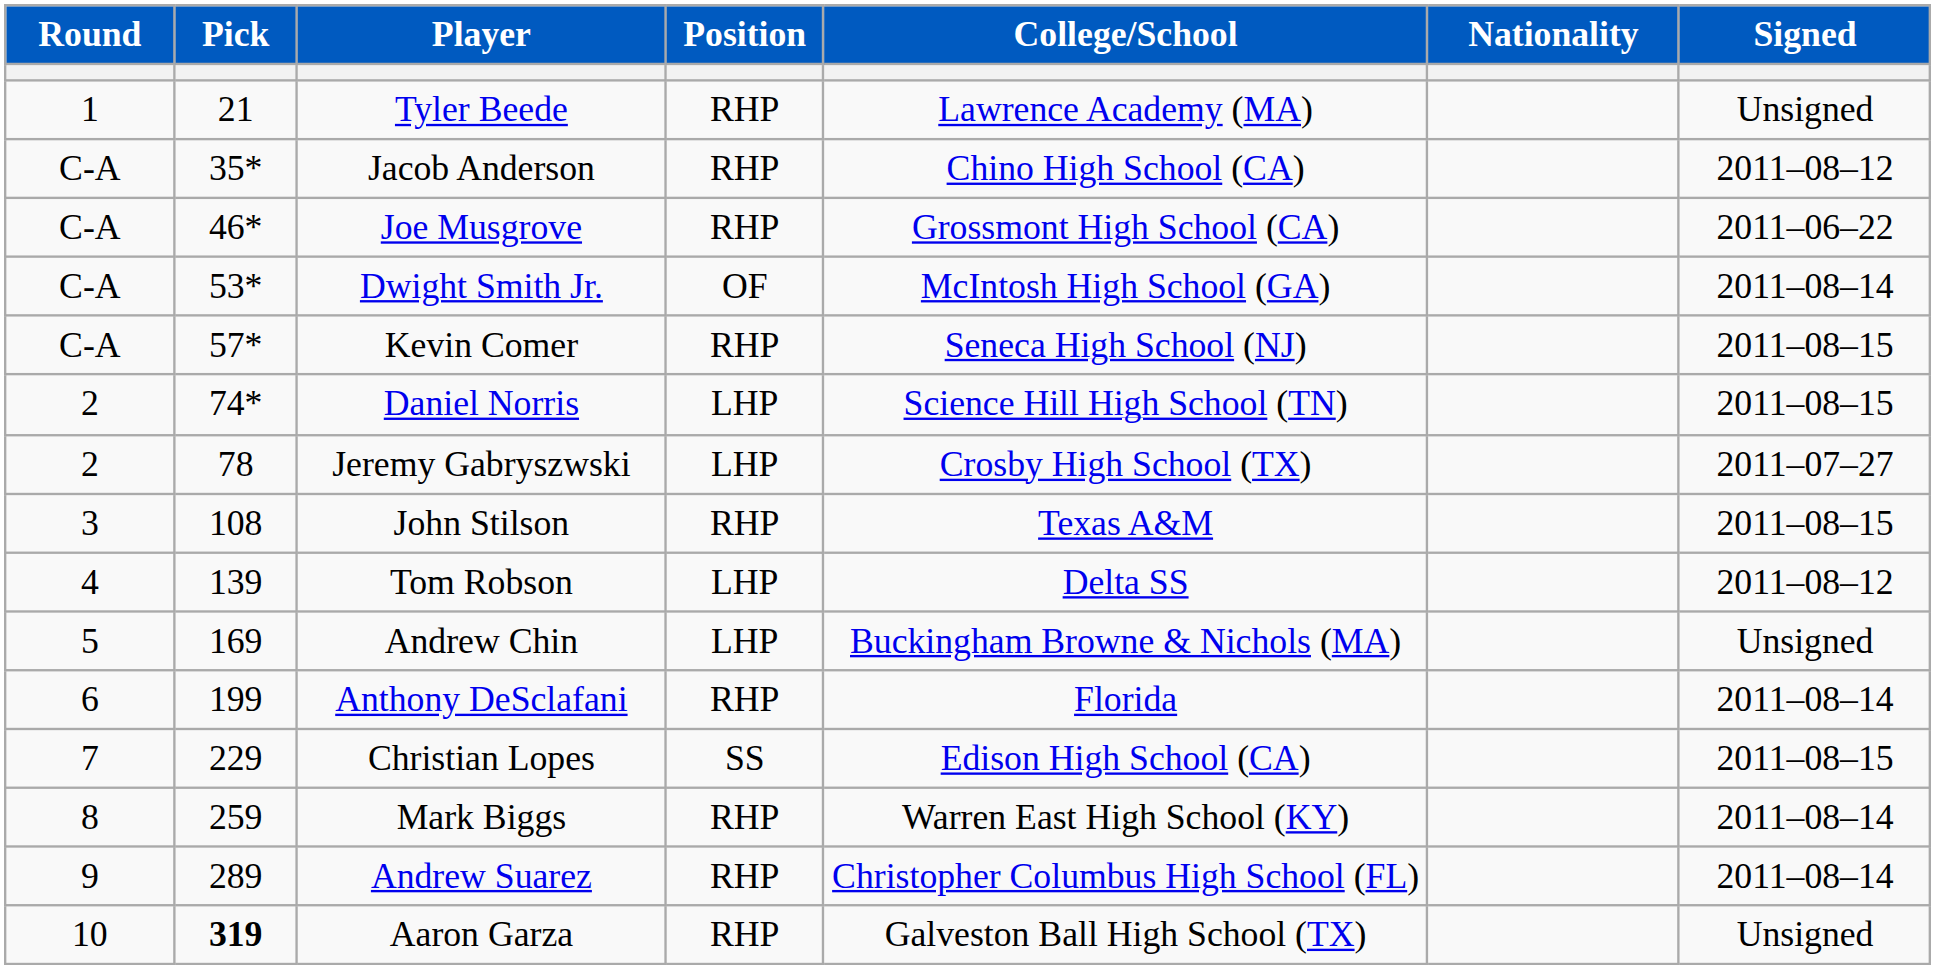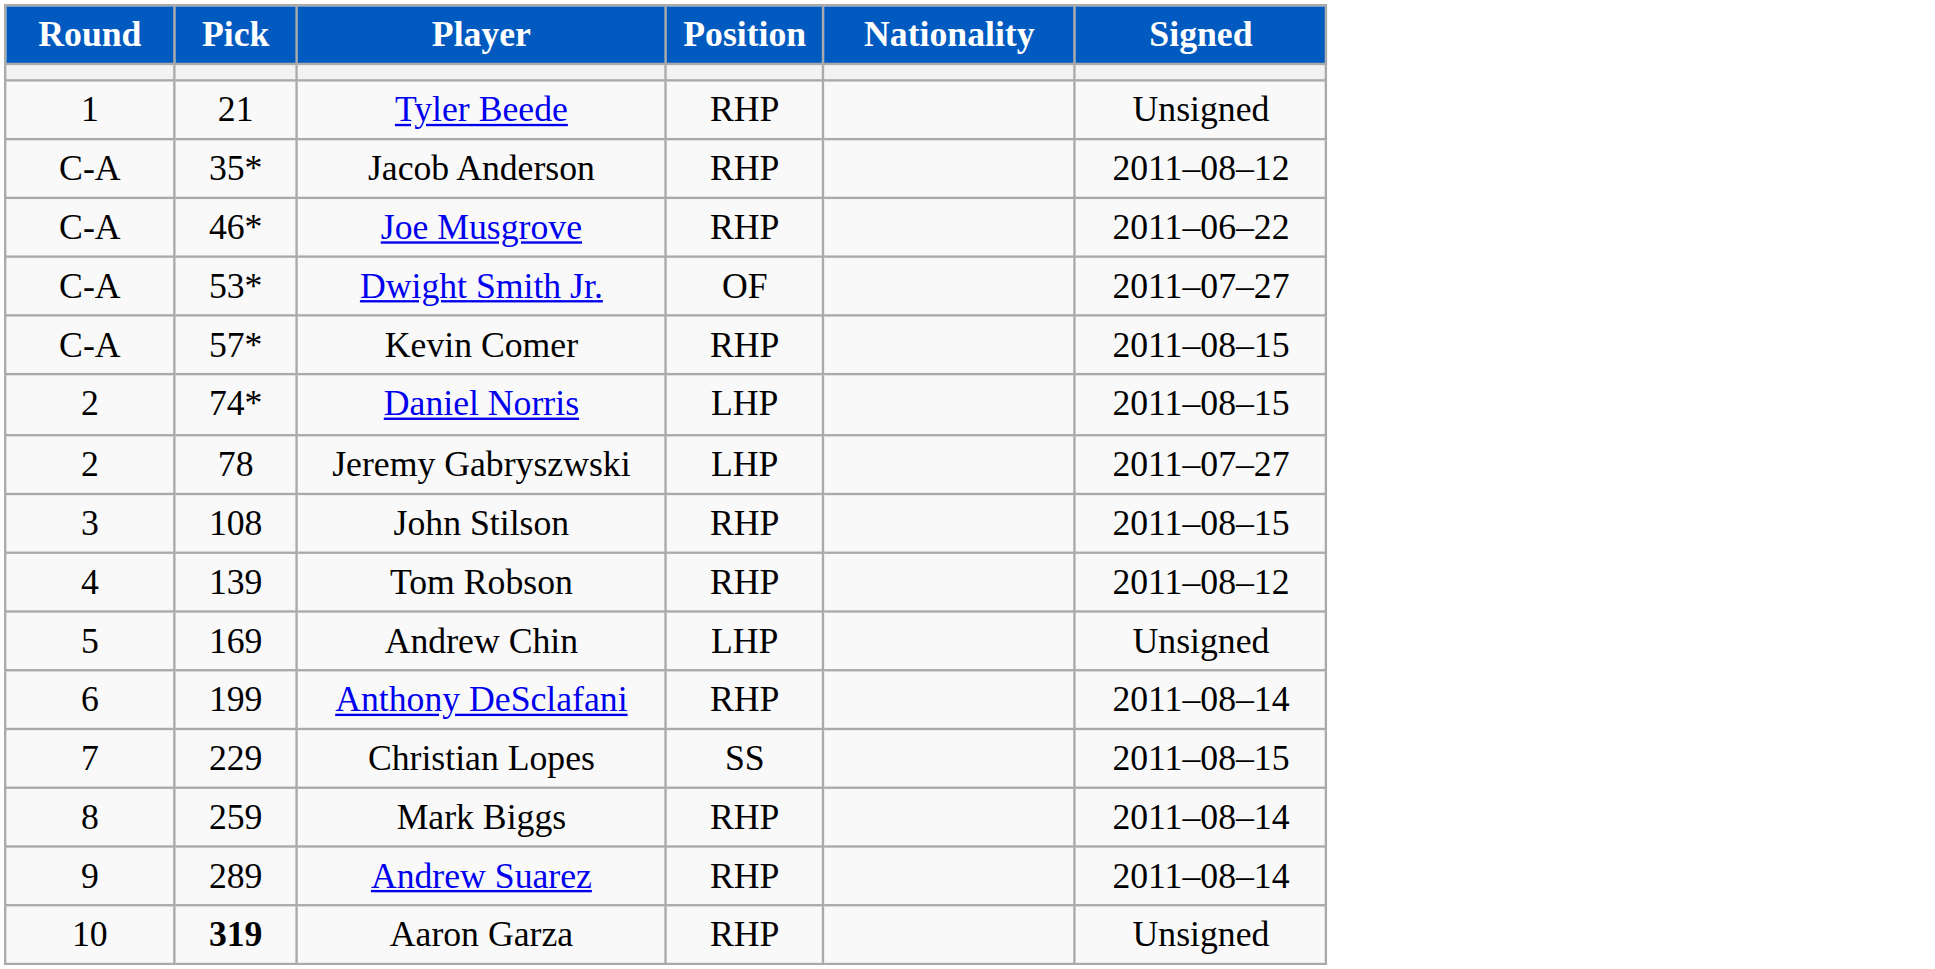- column: (1126, 73)
(1805, 286) 2011–08–14 -> (1201, 286) 2011–07–27
(745, 580) LHP -> (745, 580) RHP
